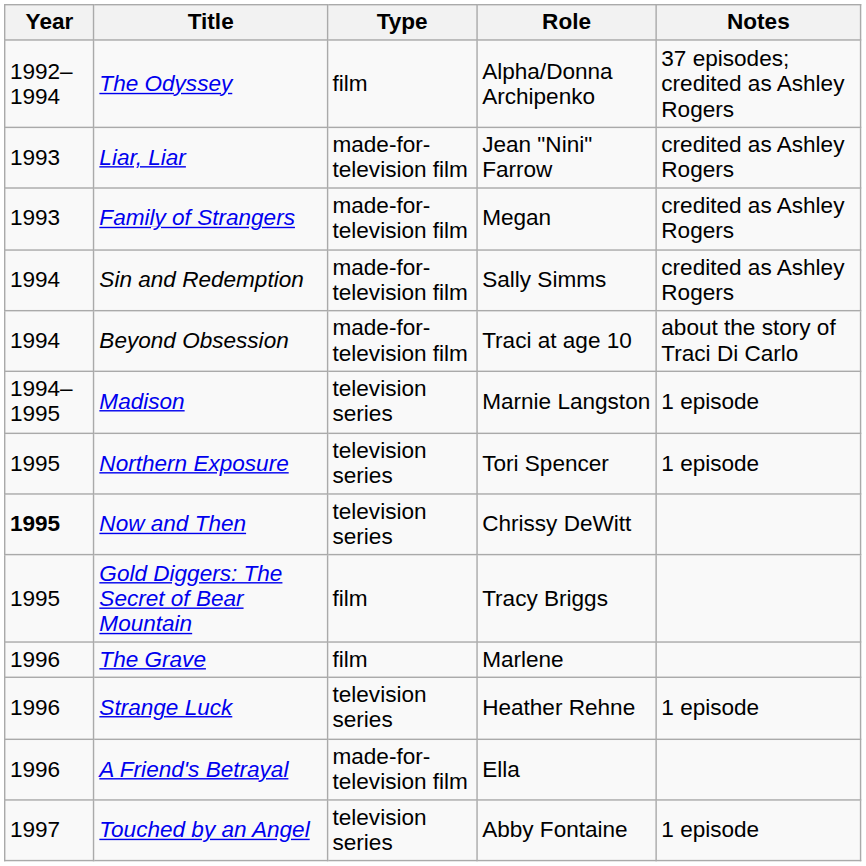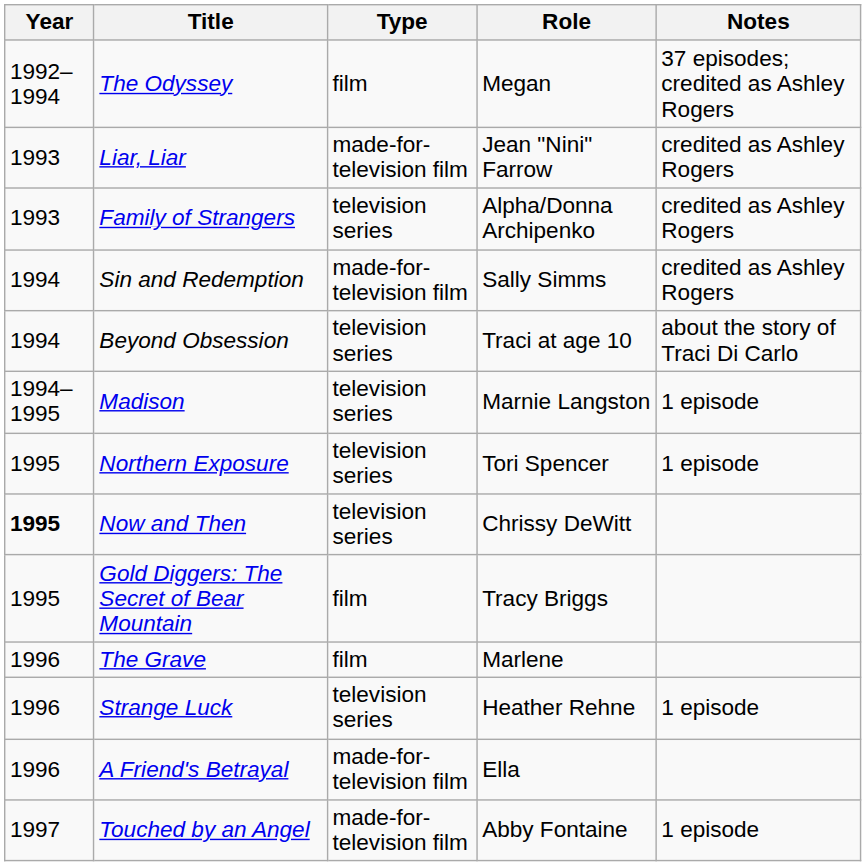(547, 83) Alpha/Donna Archipenko -> (517, 83) Megan
(400, 218) made-for-television film -> (380, 218) television series
(517, 218) Megan -> (547, 218) Alpha/Donna Archipenko
(400, 340) made-for-television film -> (380, 340) television series
(380, 830) television series -> (400, 830) made-for-television film
